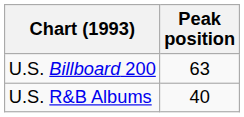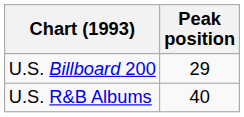(200, 68) 63 -> (200, 68) 29
